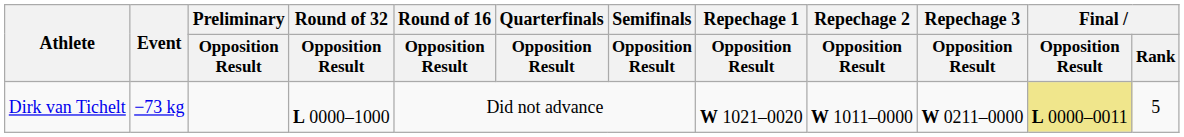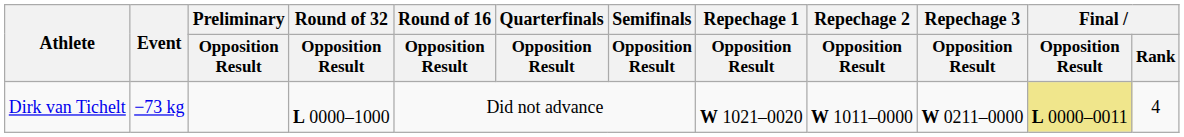(1156, 107) 5 -> (1156, 107) 4
